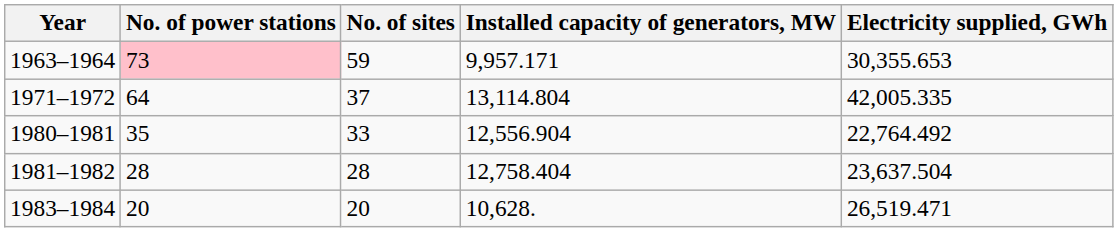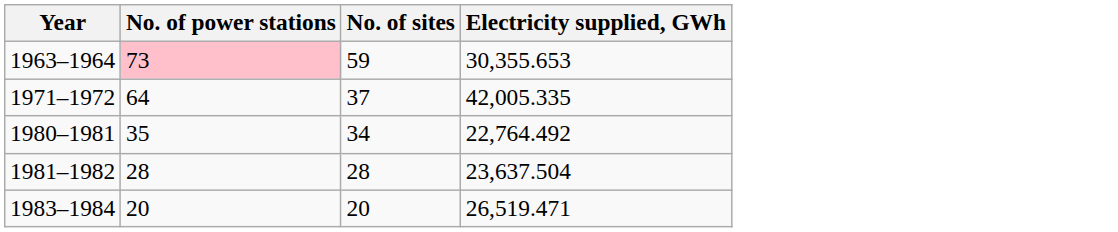- column: (651, 23)
(358, 134) 33 -> (358, 134) 34
